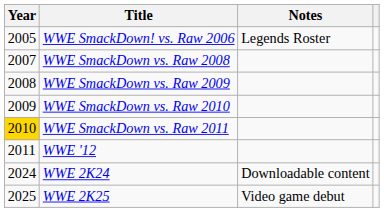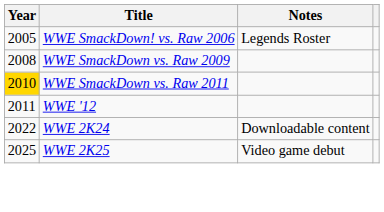- row: (136, 60)
- row: (136, 106)
(22, 173) 2024 -> (22, 128) 2022
